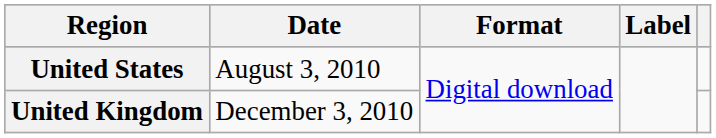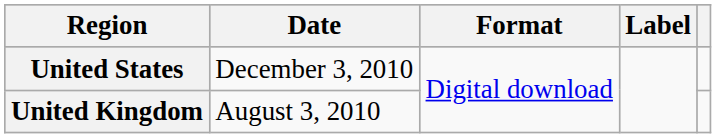(298, 68) August 3, 2010 -> (314, 68) December 3, 2010
(314, 111) December 3, 2010 -> (298, 111) August 3, 2010
